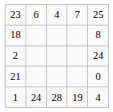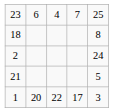(98, 76) 0 -> (98, 76) 5
(36, 97) 24 -> (36, 97) 20
(57, 97) 28 -> (57, 97) 22
(77, 97) 19 -> (77, 97) 17
(98, 97) 4 -> (98, 97) 3
